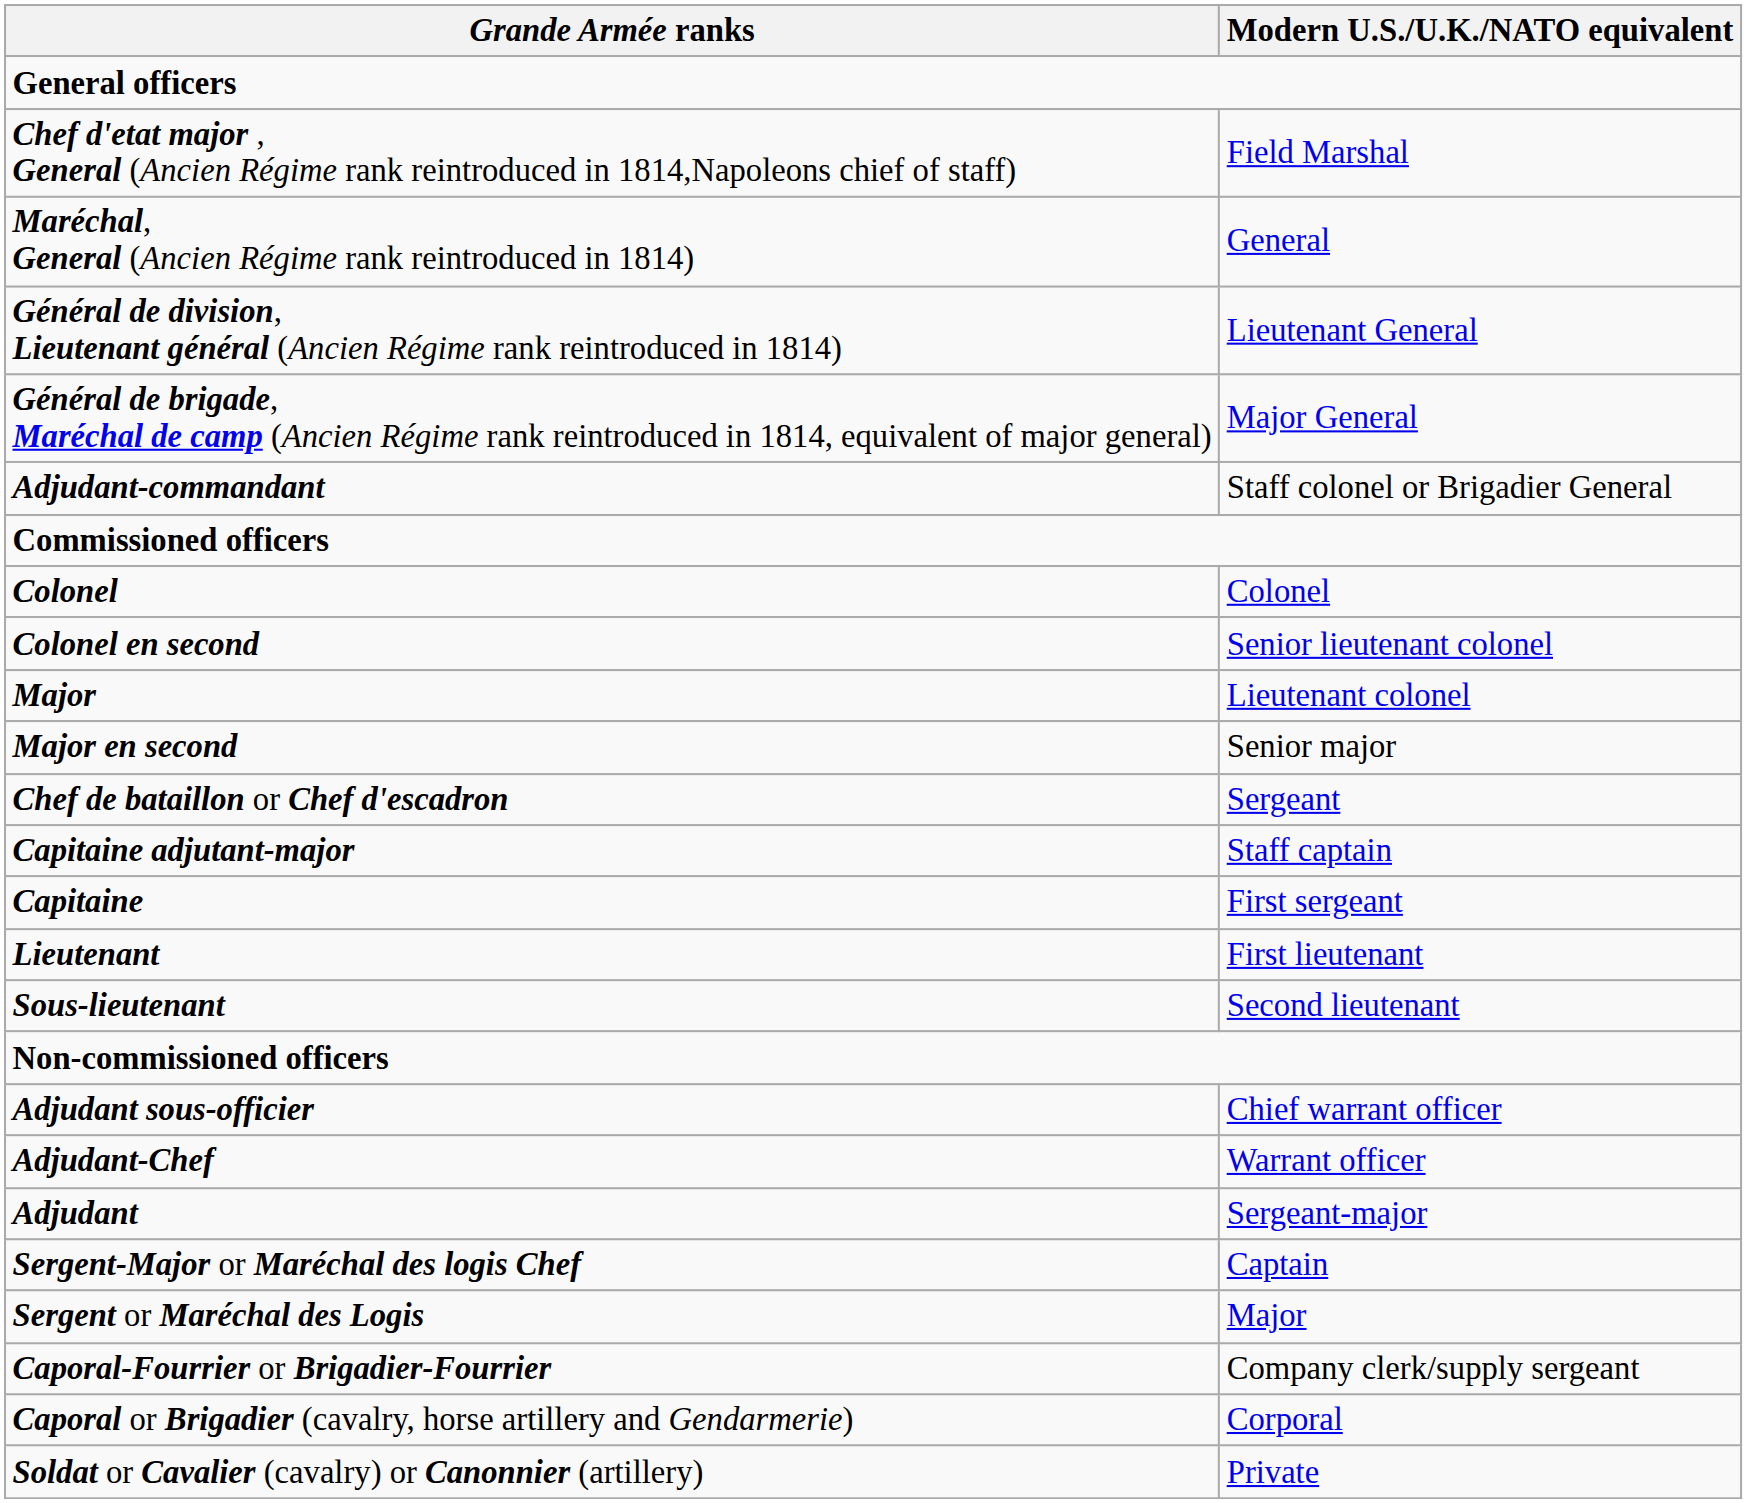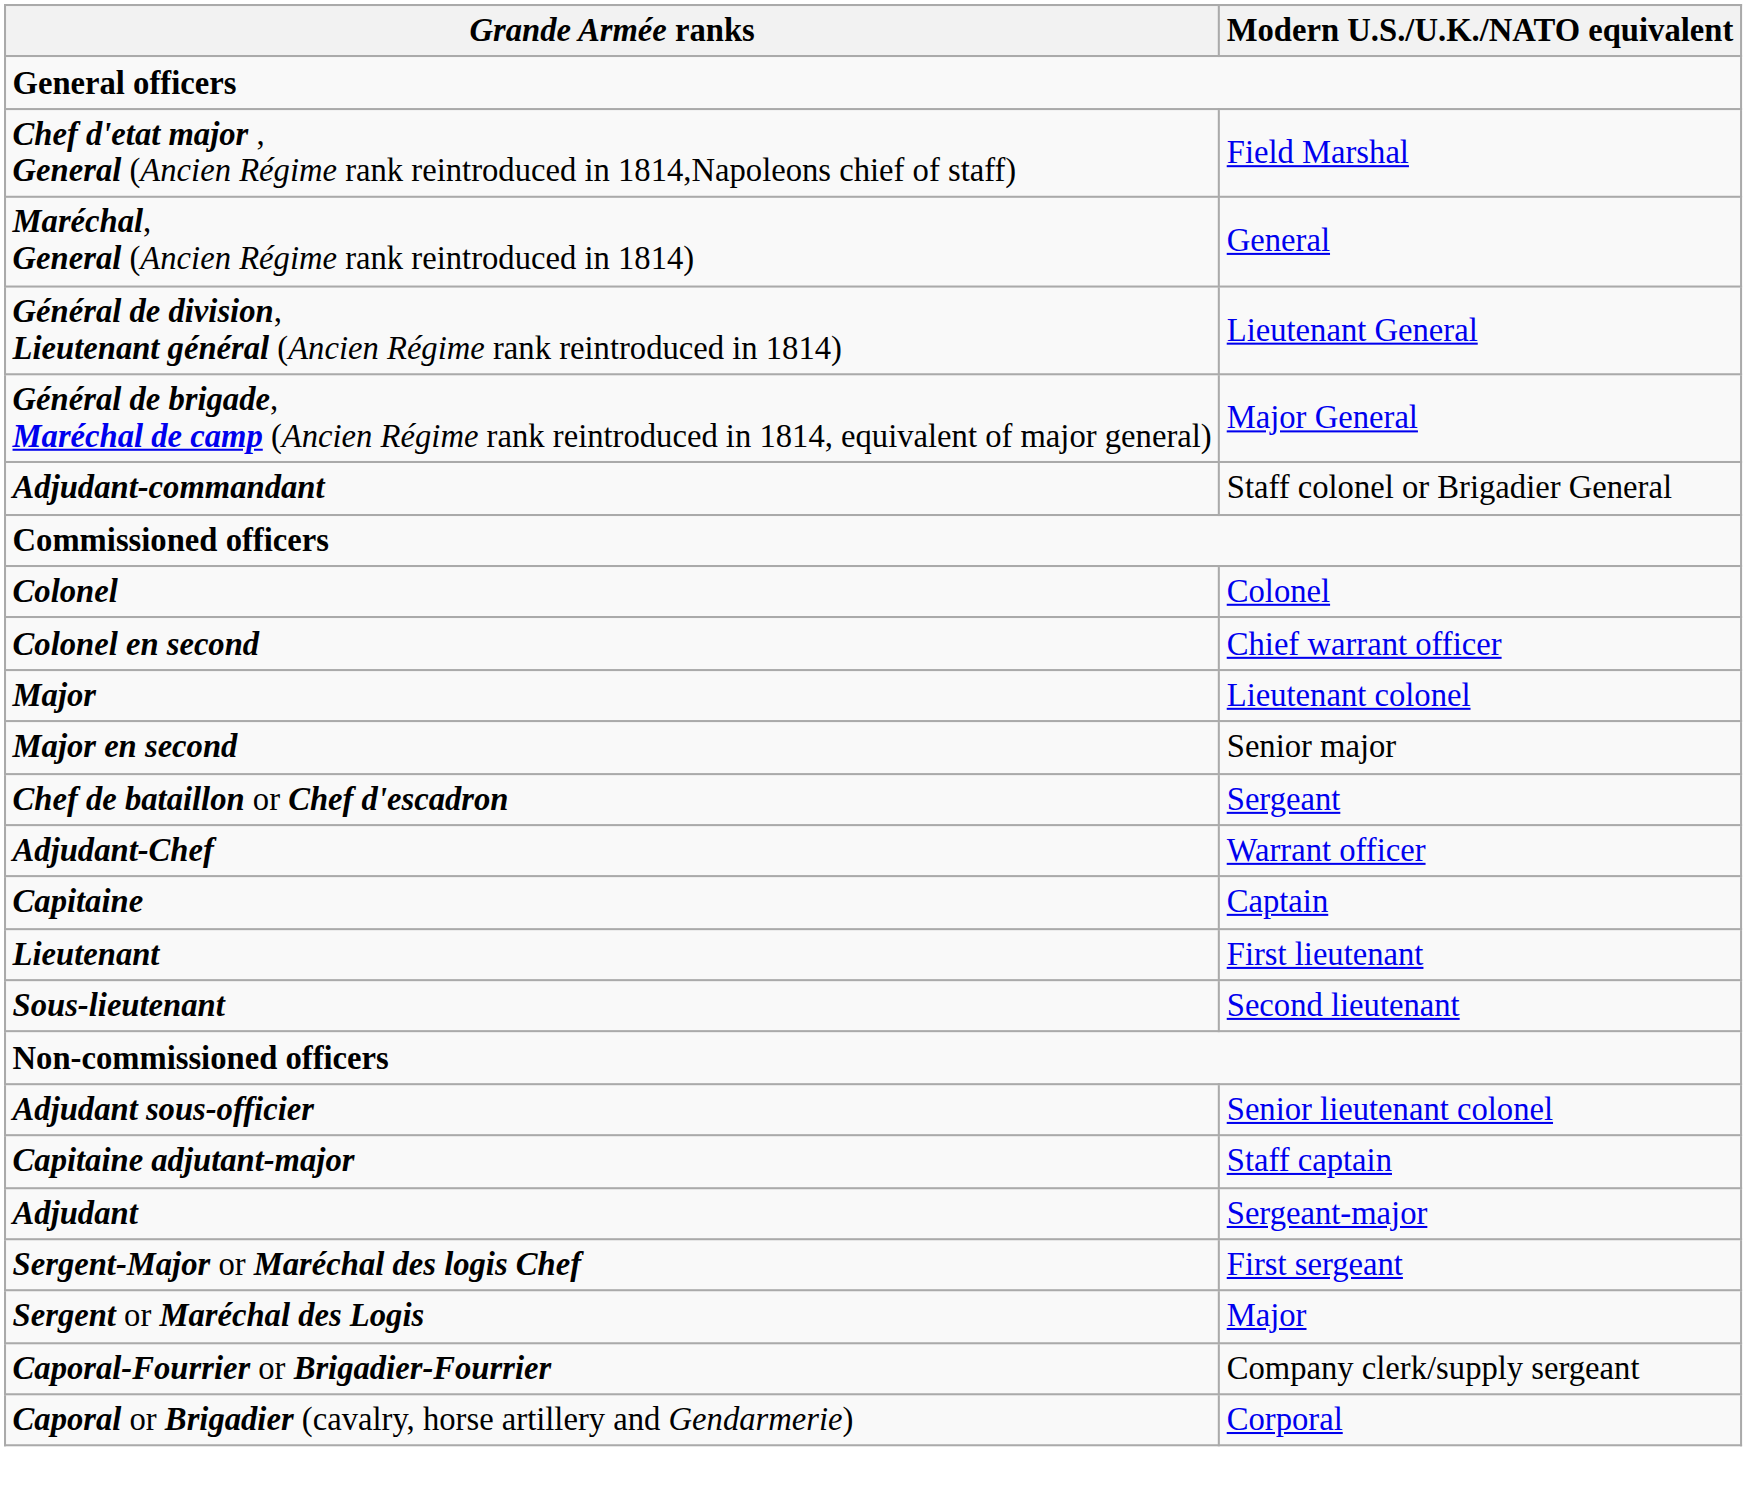(1390, 643) Senior lieutenant colonel -> (1364, 643) Chief warrant officer
rows swapped: (183, 850) <-> (113, 1160)
(1315, 901) First sergeant -> (1277, 901) Captain
(1364, 1109) Chief warrant officer -> (1390, 1109) Senior lieutenant colonel
(1277, 1264) Captain -> (1315, 1264) First sergeant
- row: (358, 1471)
